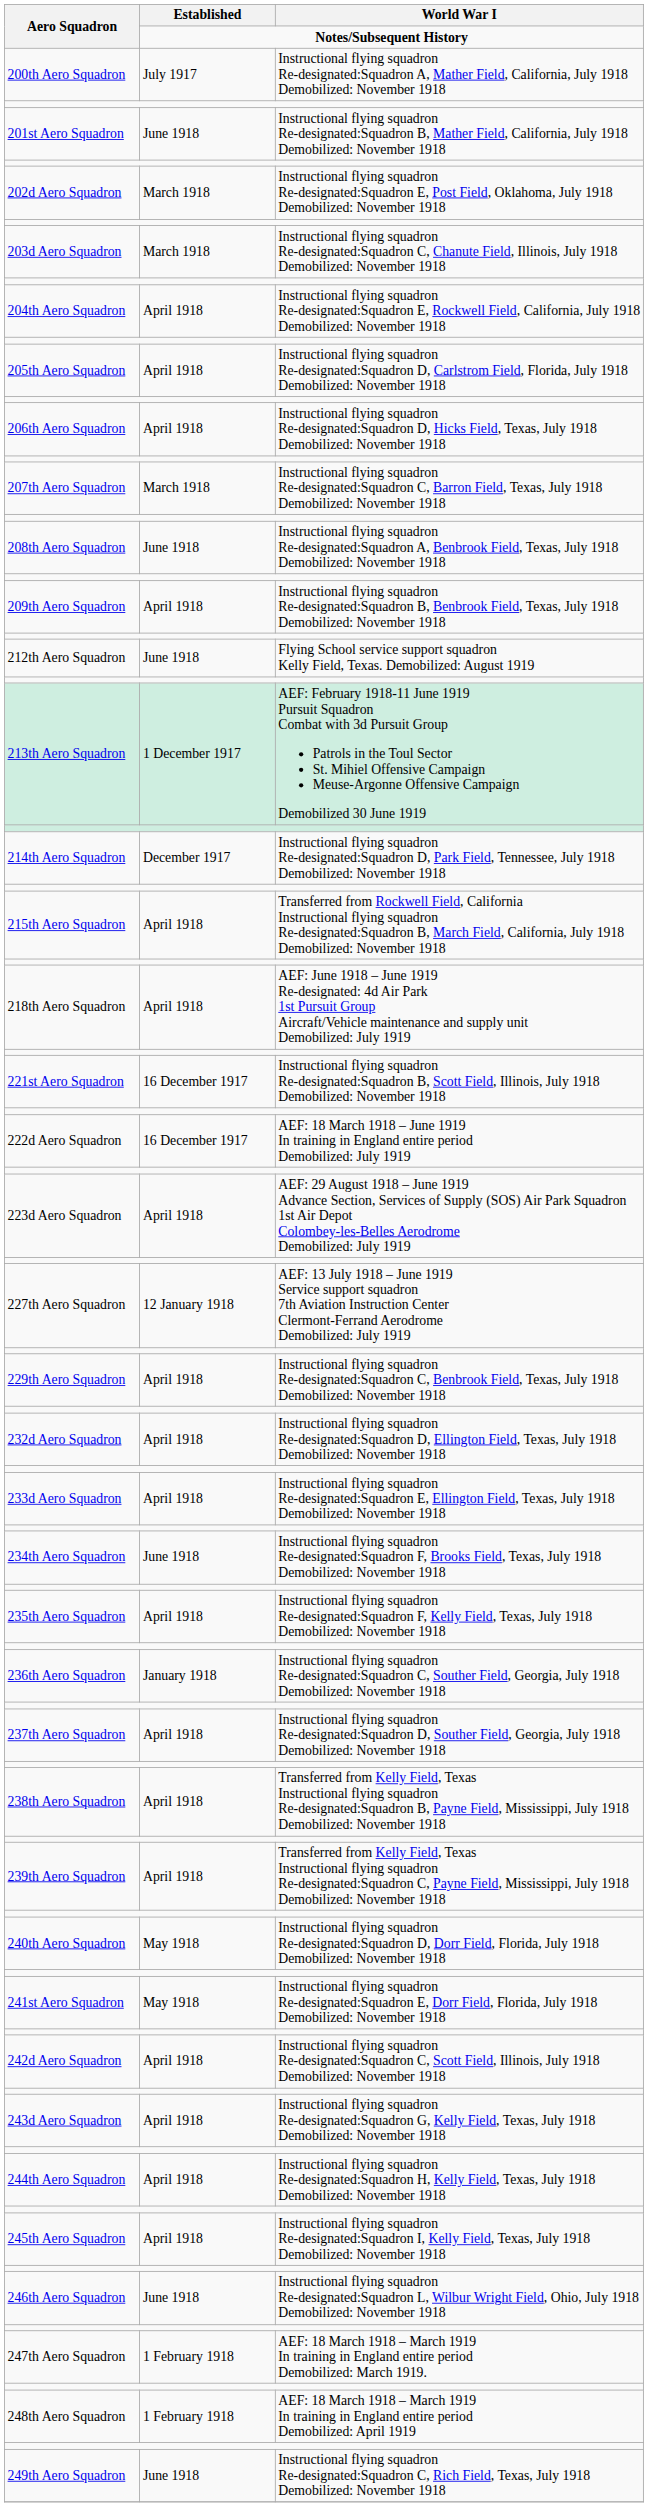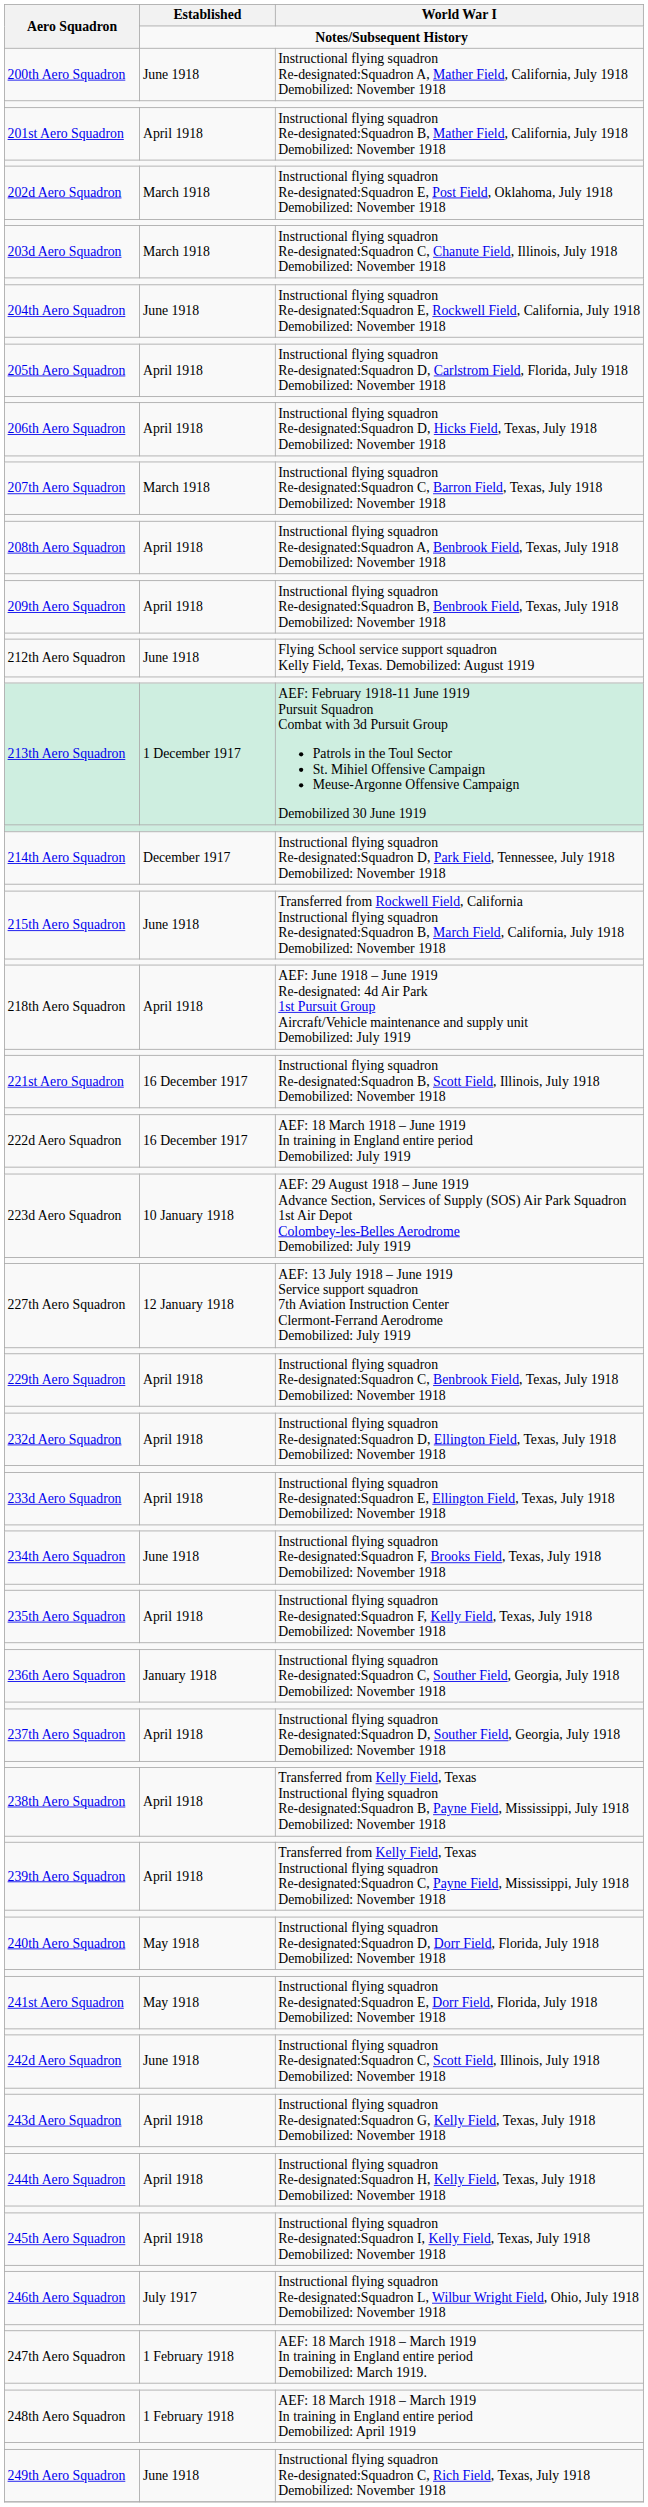(170, 74) July 1917 -> (171, 74) June 1918
(171, 133) June 1918 -> (173, 133) April 1918
(173, 311) April 1918 -> (171, 311) June 1918
(171, 547) June 1918 -> (173, 547) April 1918
(173, 924) April 1918 -> (171, 924) June 1918
(173, 1215) April 1918 -> (188, 1215) 10 January 1918
(173, 2061) April 1918 -> (171, 2061) June 1918
(171, 2298) June 1918 -> (170, 2298) July 1917
